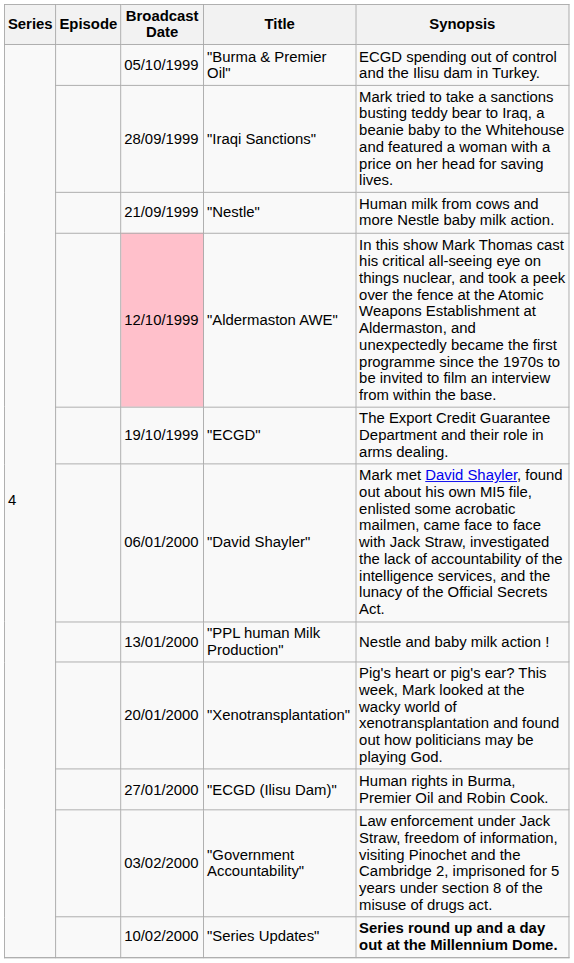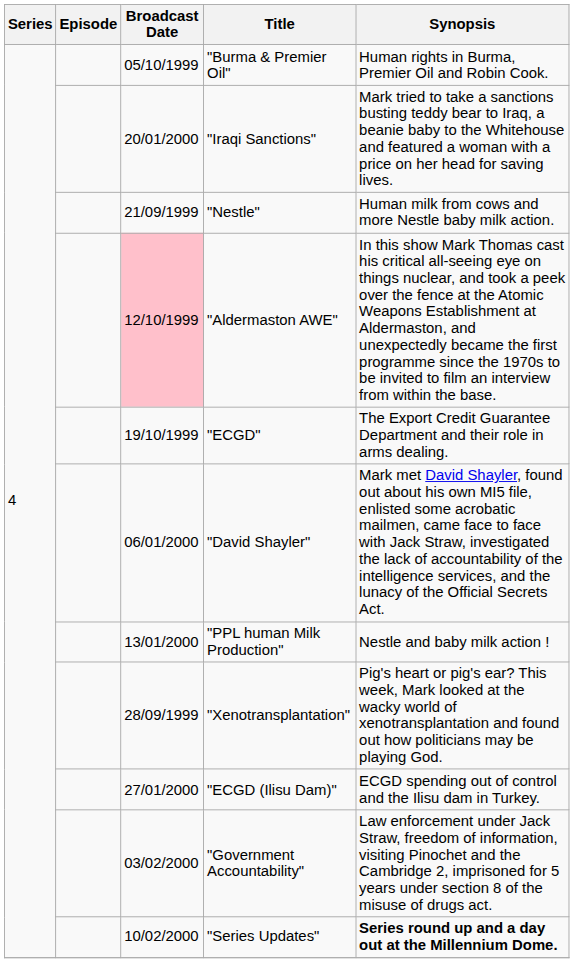(458, 65) ECGD spending out of control and the Ilisu dam in Turkey. -> (454, 65) Human rights in Burma, Premier Oil and Robin Cook.
(161, 138) 28/09/1999 -> (161, 138) 20/01/2000
(161, 715) 20/01/2000 -> (161, 715) 28/09/1999
(454, 789) Human rights in Burma, Premier Oil and Robin Cook. -> (458, 789) ECGD spending out of control and the Ilisu dam in Turkey.
